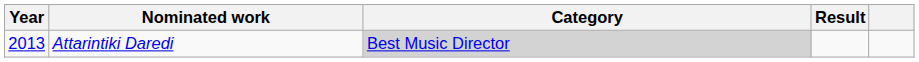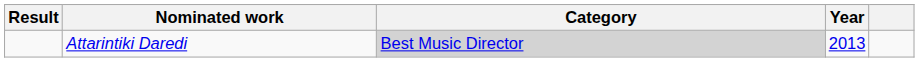columns swapped: (27, 17) <-> (840, 17)
